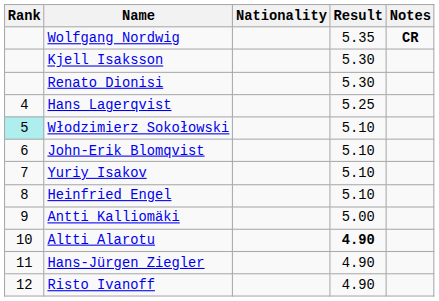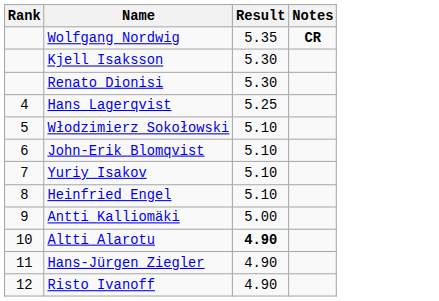- column: (281, 16)
(24, 128) paleturquoise background -> (24, 128) no background
